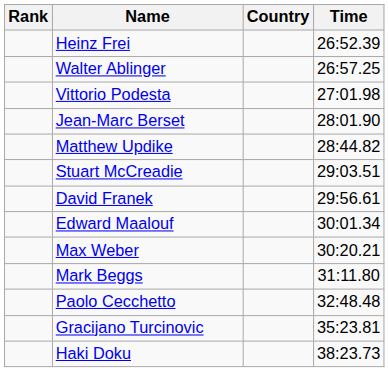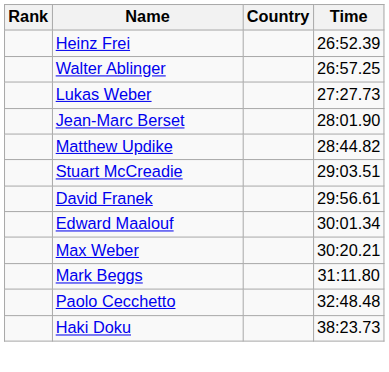- row: (113, 95)
+ row: (104, 95)
- row: (130, 328)
